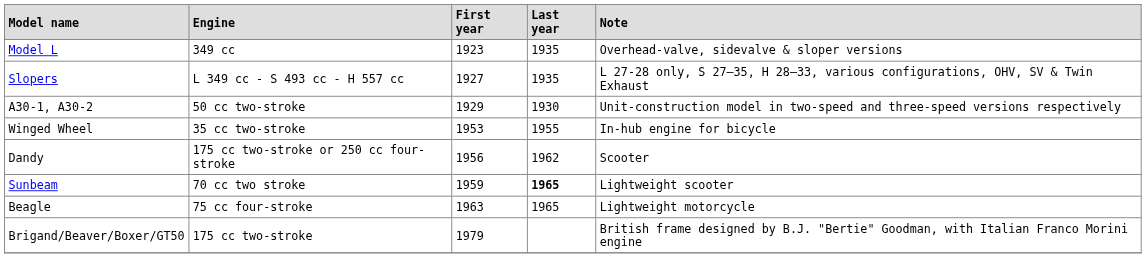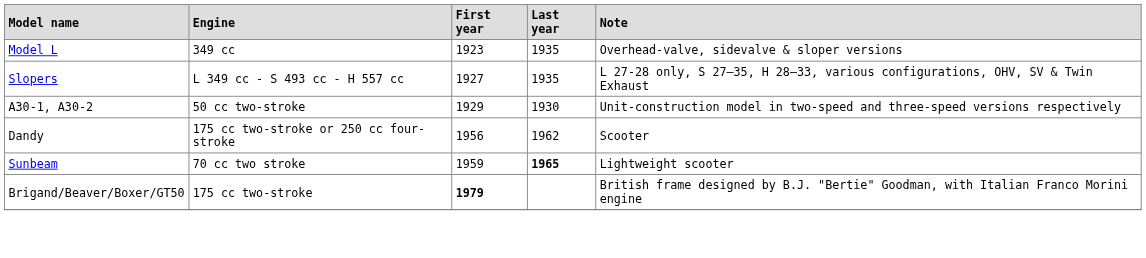- row: (51, 129)
- row: (30, 207)
(470, 235) normal -> (470, 192) bold
